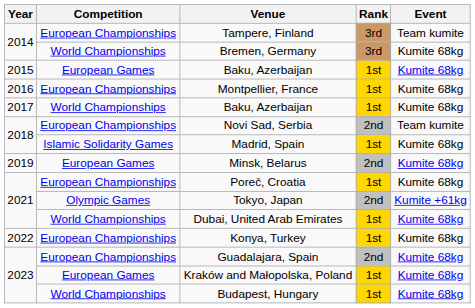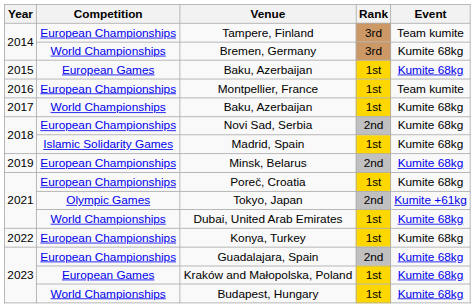(430, 89) Kumite 68kg -> (430, 89) Team kumite
(430, 126) Team kumite -> (430, 126) Kumite 68kg
(108, 163) European Games -> (108, 163) European Championships
